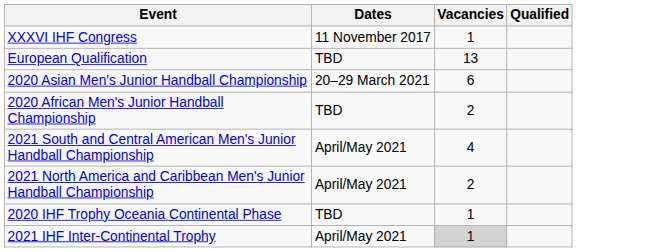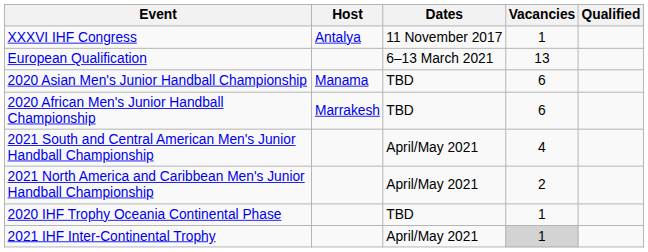+ column: (347, 15)
(329, 59) TBD -> (440, 59) 6–13 March 2021
(372, 80) 20–29 March 2021 -> (400, 80) TBD
(471, 110) 2 -> (542, 110) 6
